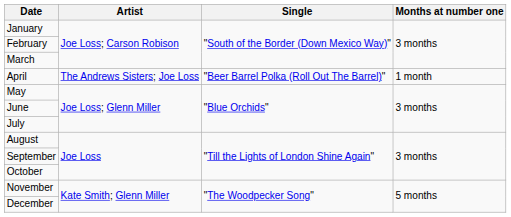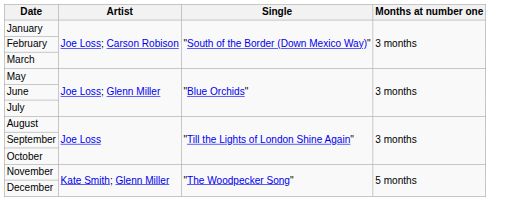- row: (17, 76)
